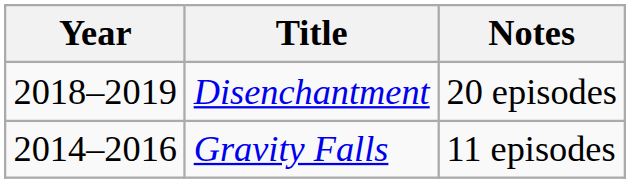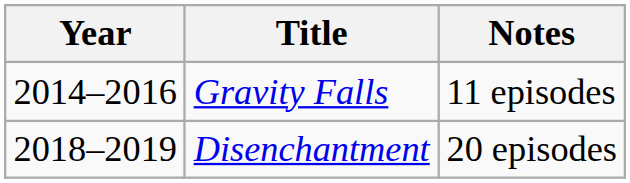rows swapped: (291, 148) <-> (312, 90)
